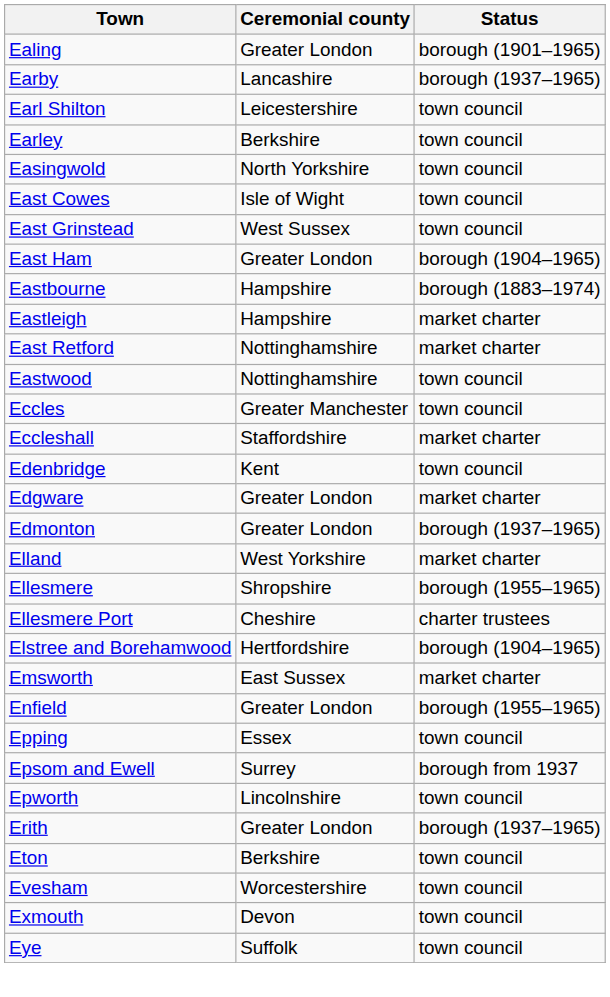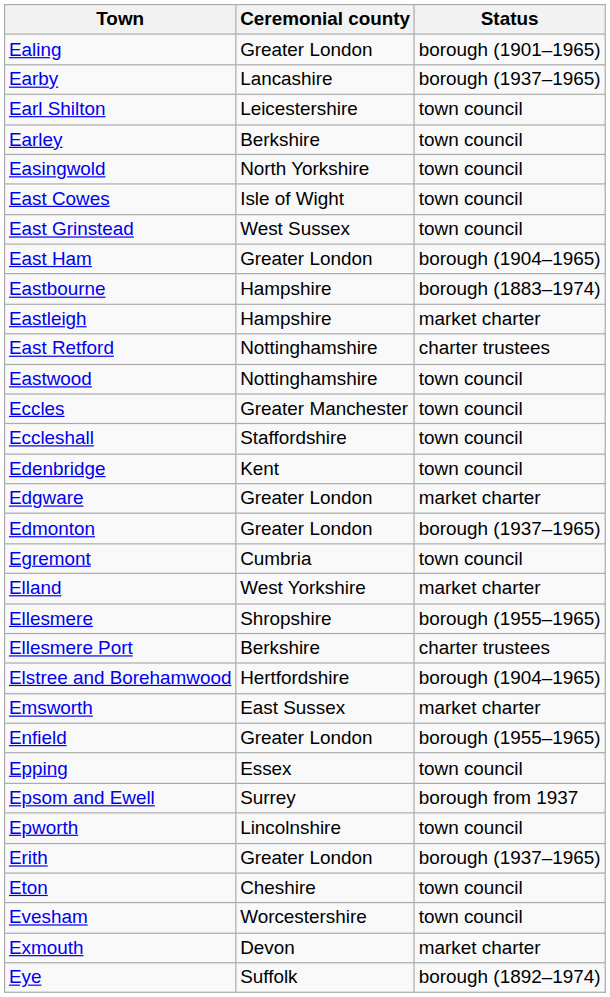(480, 348) market charter -> (484, 348) charter trustees
(480, 438) market charter -> (471, 438) town council
+ row: (50, 558)
(278, 618) Cheshire -> (280, 648) Berkshire
(280, 857) Berkshire -> (278, 887) Cheshire
(471, 917) town council -> (480, 947) market charter
(471, 947) town council -> (510, 977) borough (1892–1974)
